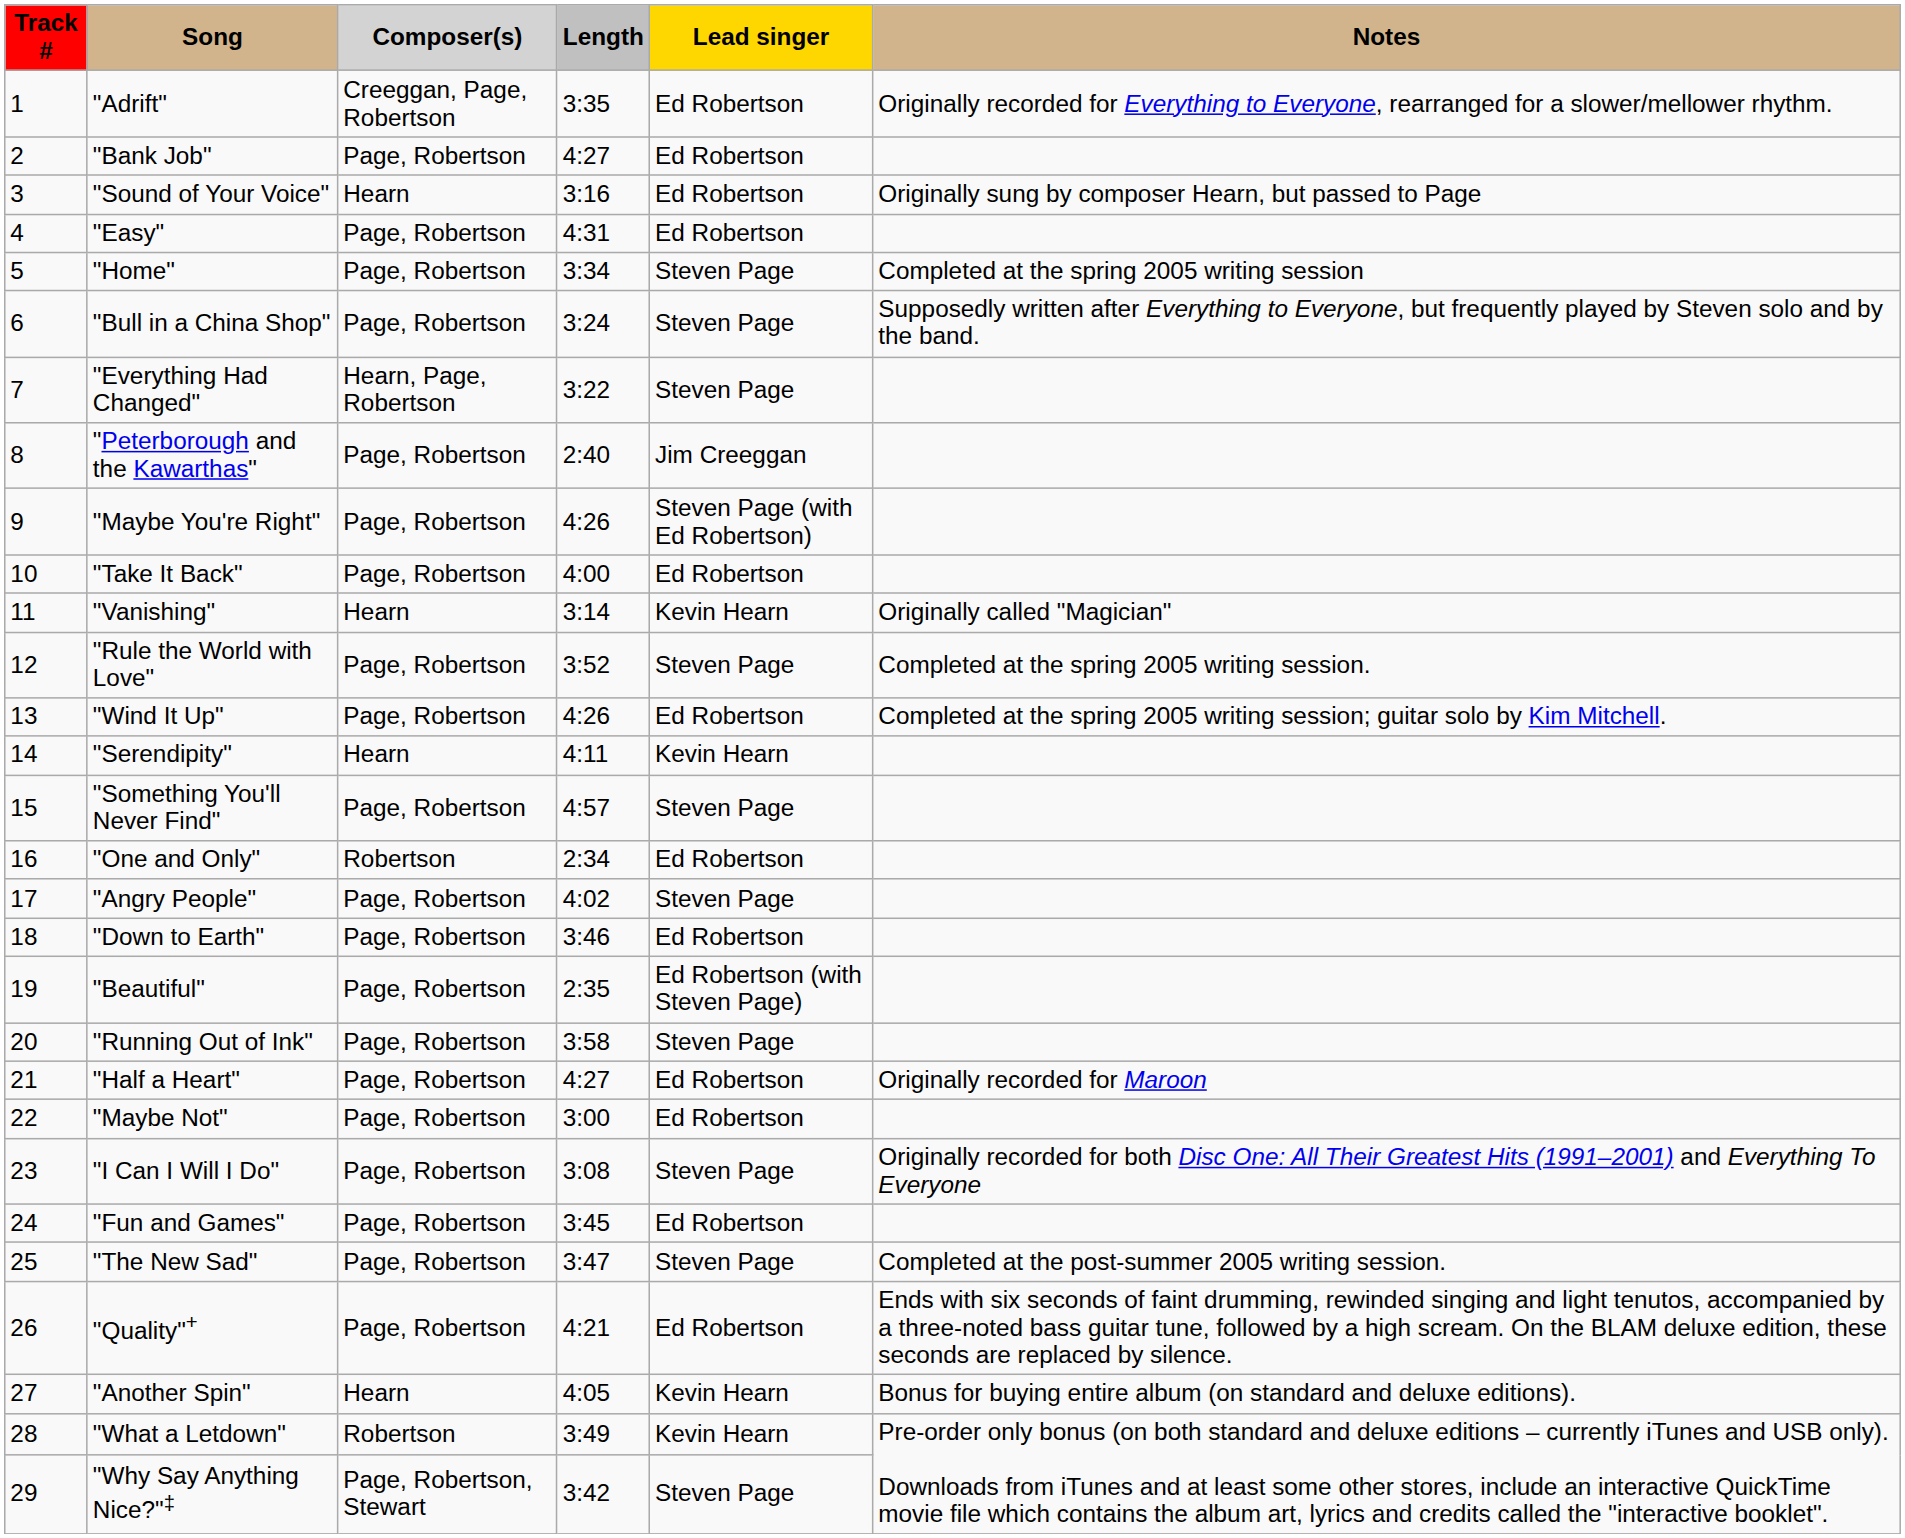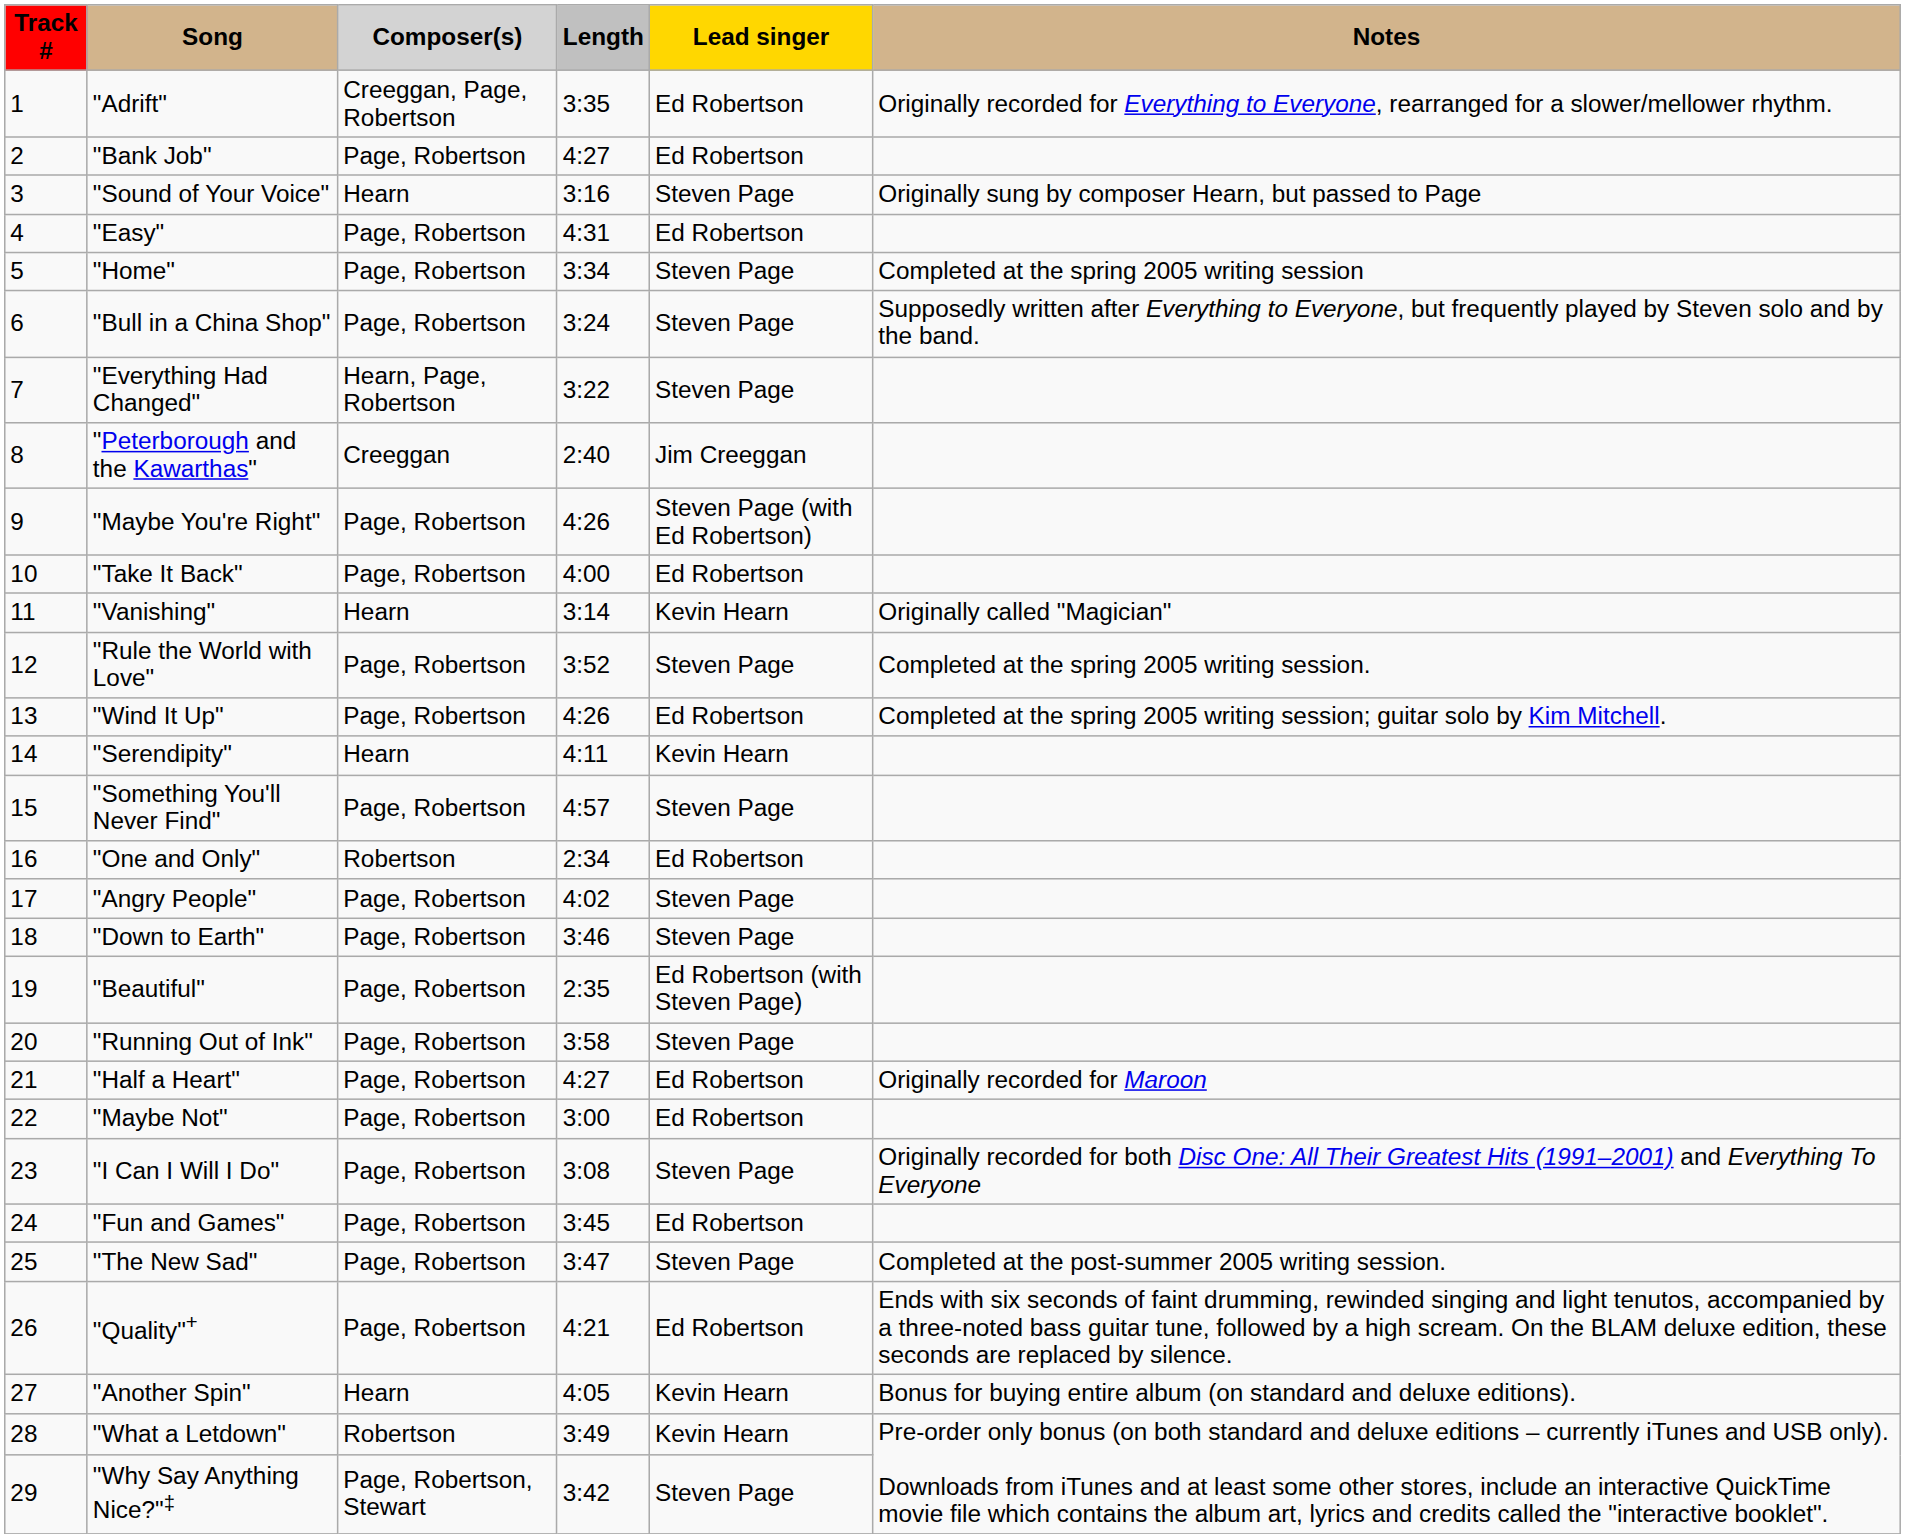(729, 194) Ed Robertson -> (725, 194) Steven Page
(435, 455) Page, Robertson -> (397, 455) Creeggan
(729, 936) Ed Robertson -> (725, 936) Steven Page
